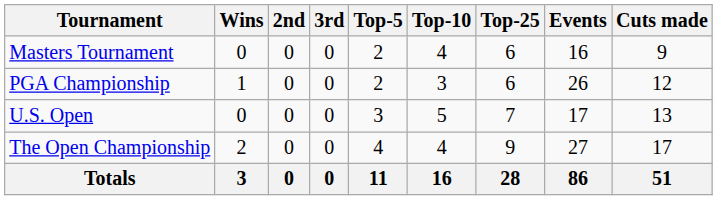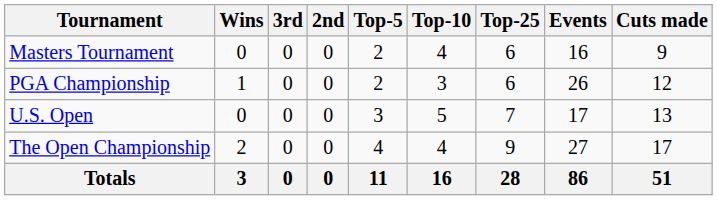columns swapped: (289, 20) <-> (329, 20)
